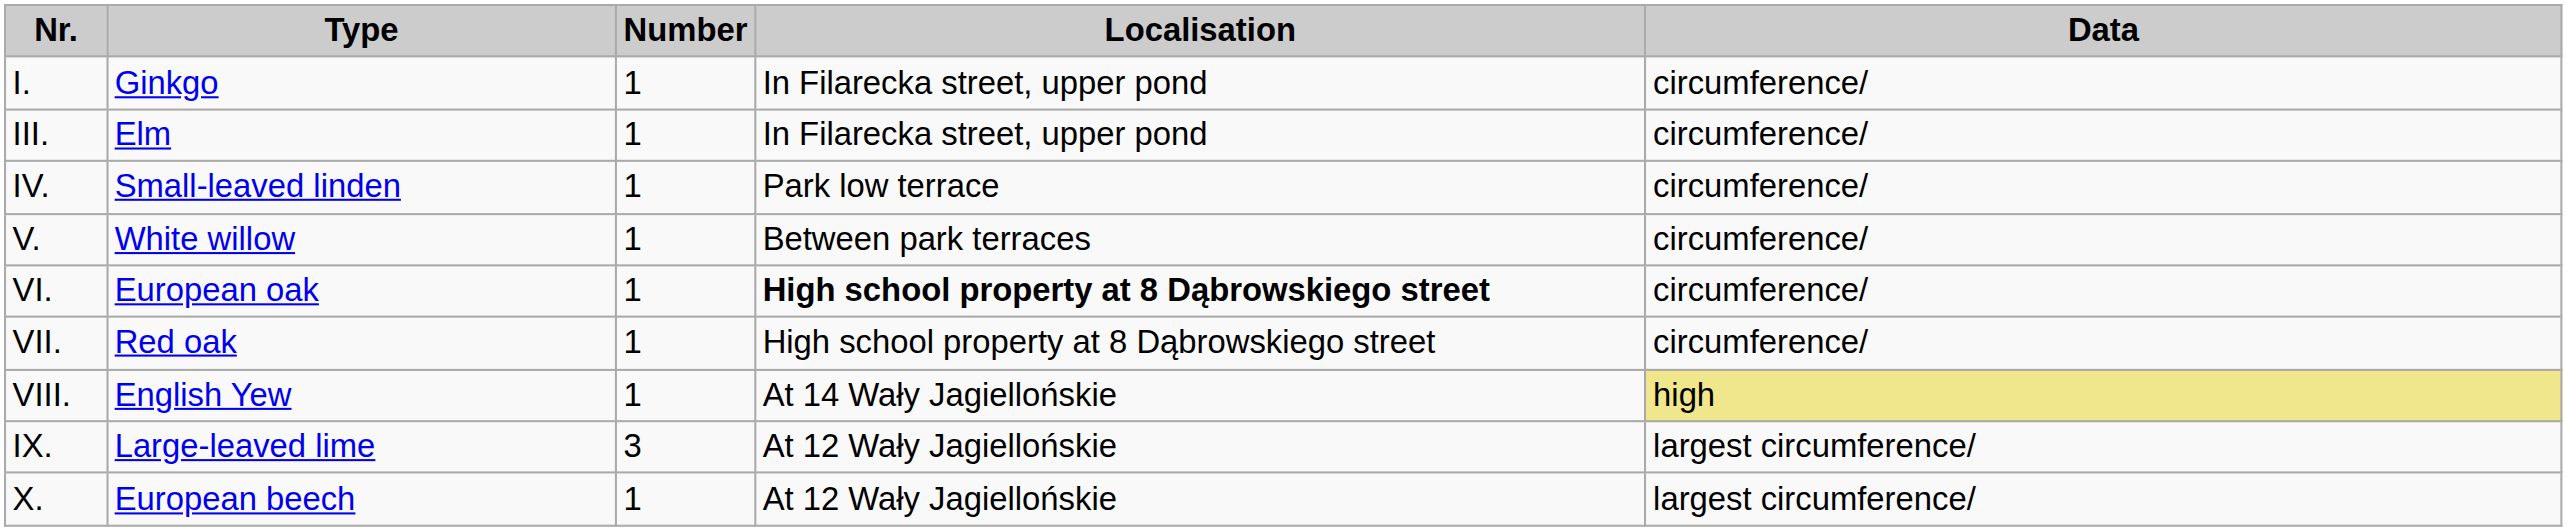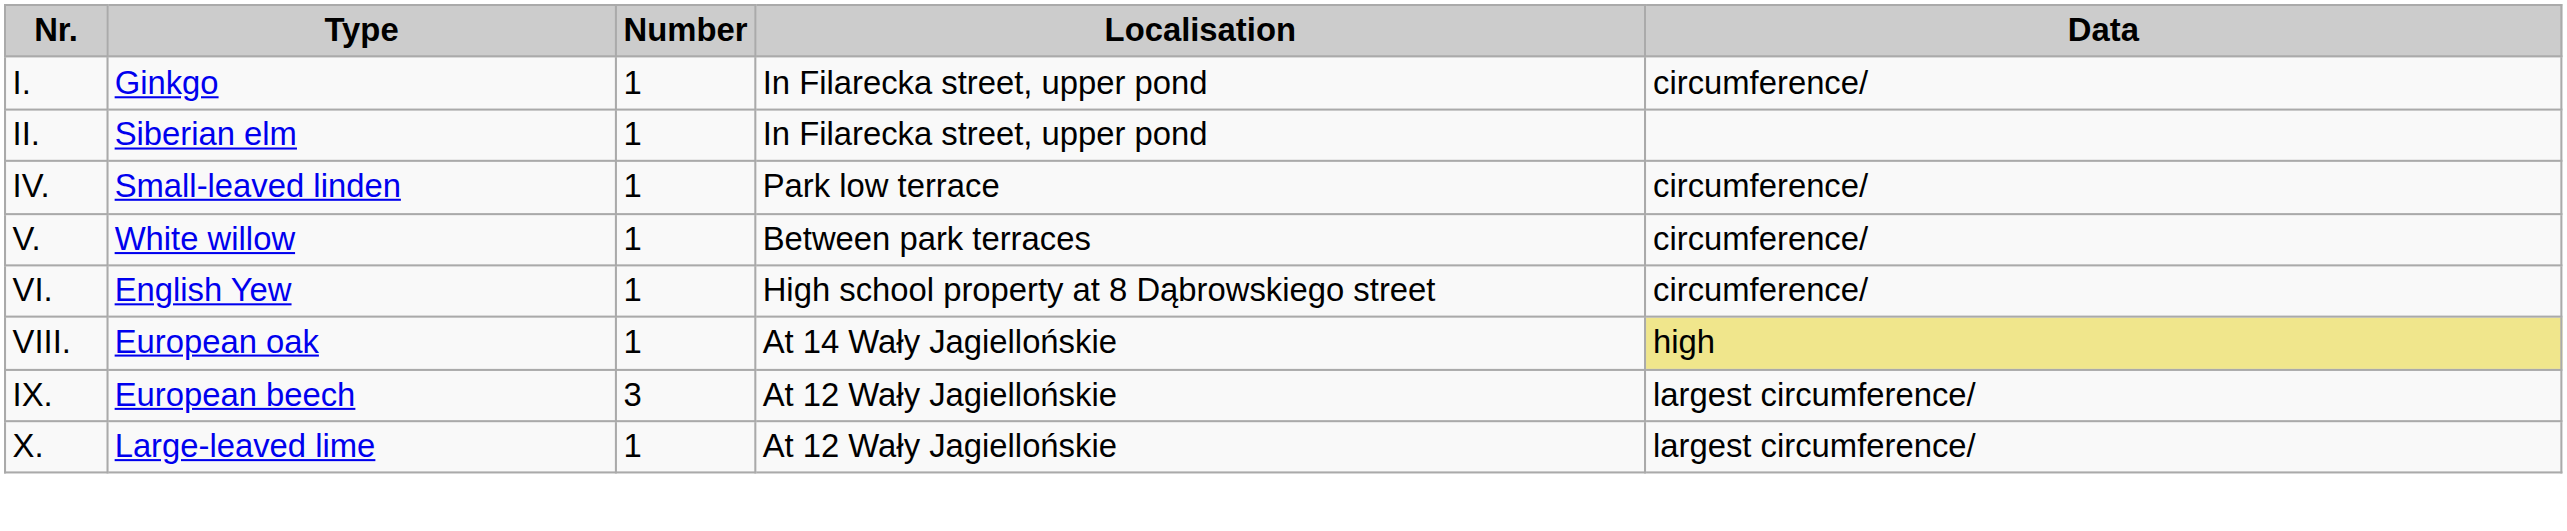+ row: (26, 134)
- row: (31, 134)
(217, 290) European oak -> (203, 290) English Yew
(1126, 290) bold -> (1099, 290) normal
- row: (37, 342)
(203, 394) English Yew -> (217, 342) European oak
(245, 446) Large-leaved lime -> (235, 394) European beech
(235, 498) European beech -> (245, 446) Large-leaved lime
